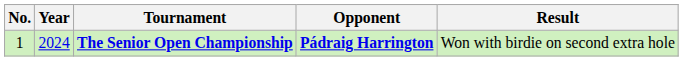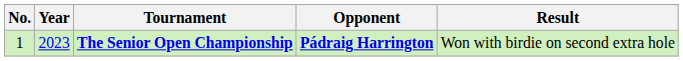(54, 43) 2024 -> (54, 43) 2023
